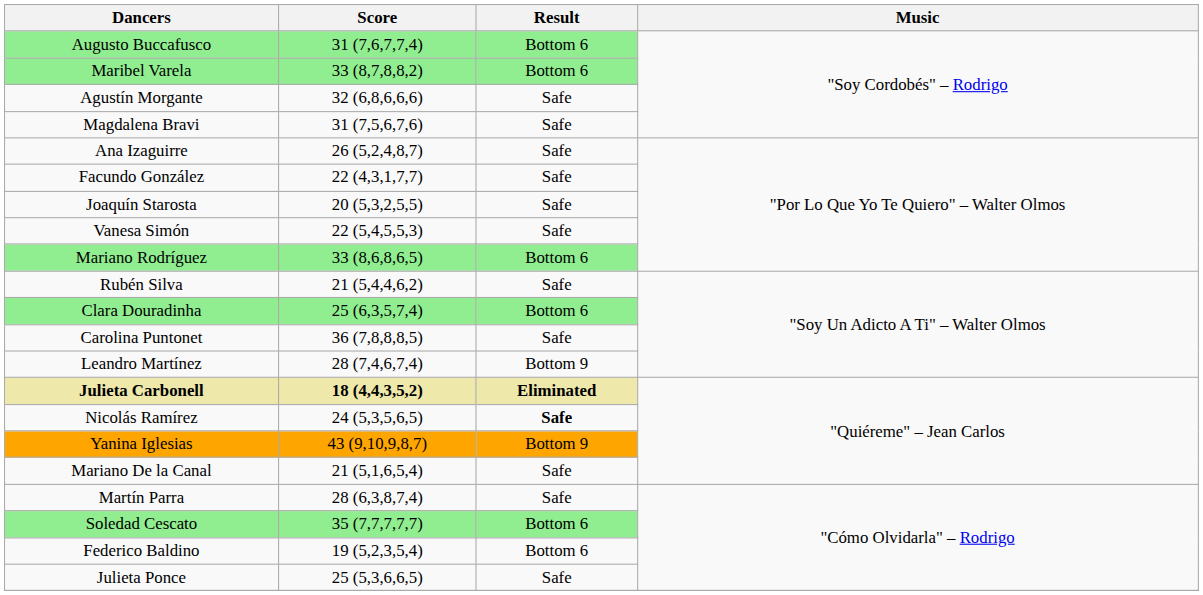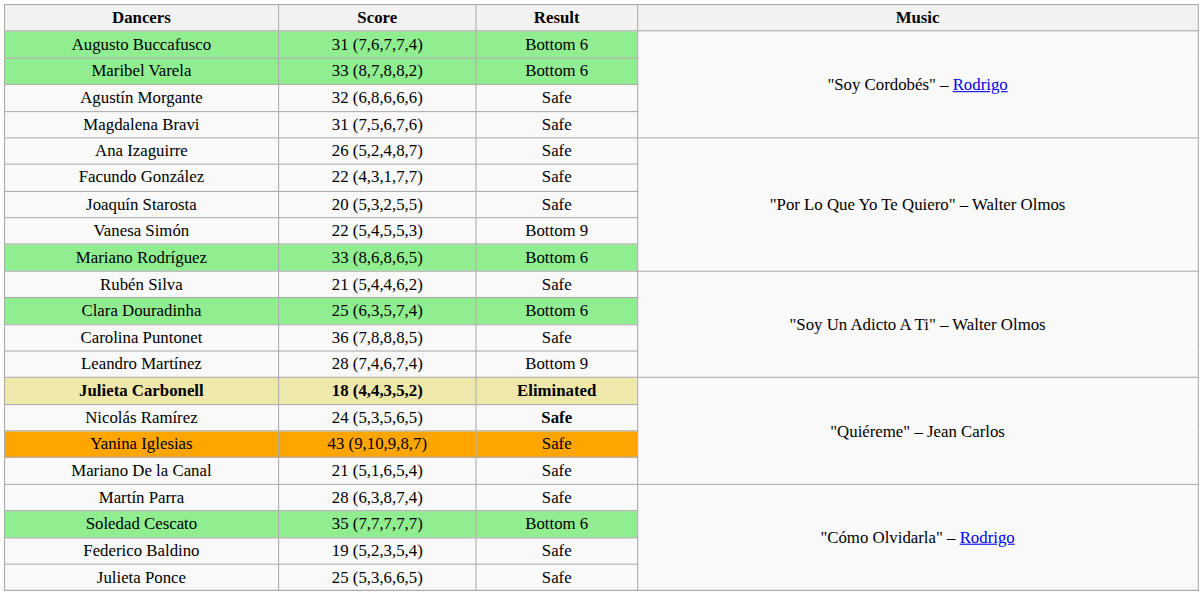(557, 230) Safe -> (557, 230) Bottom 9
(557, 444) Bottom 9 -> (557, 444) Safe
(557, 550) Bottom 6 -> (557, 550) Safe
